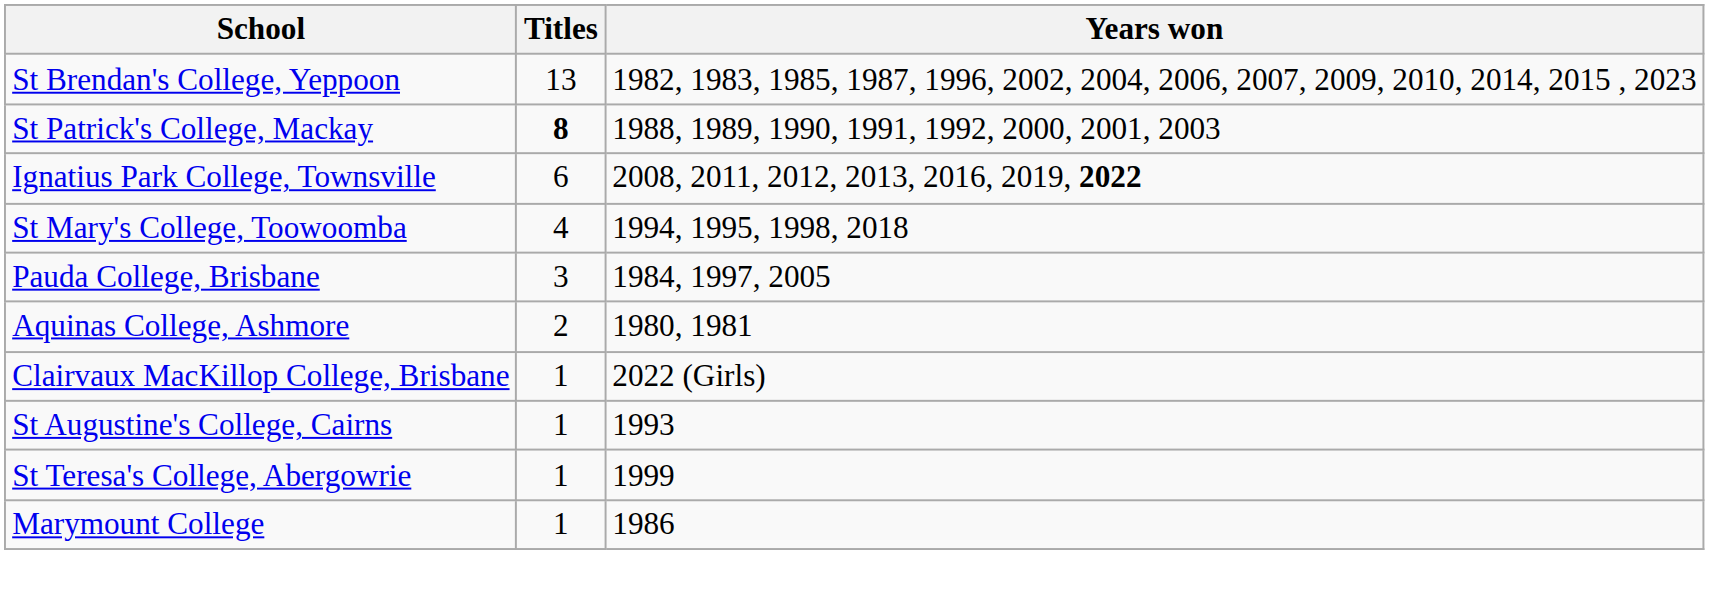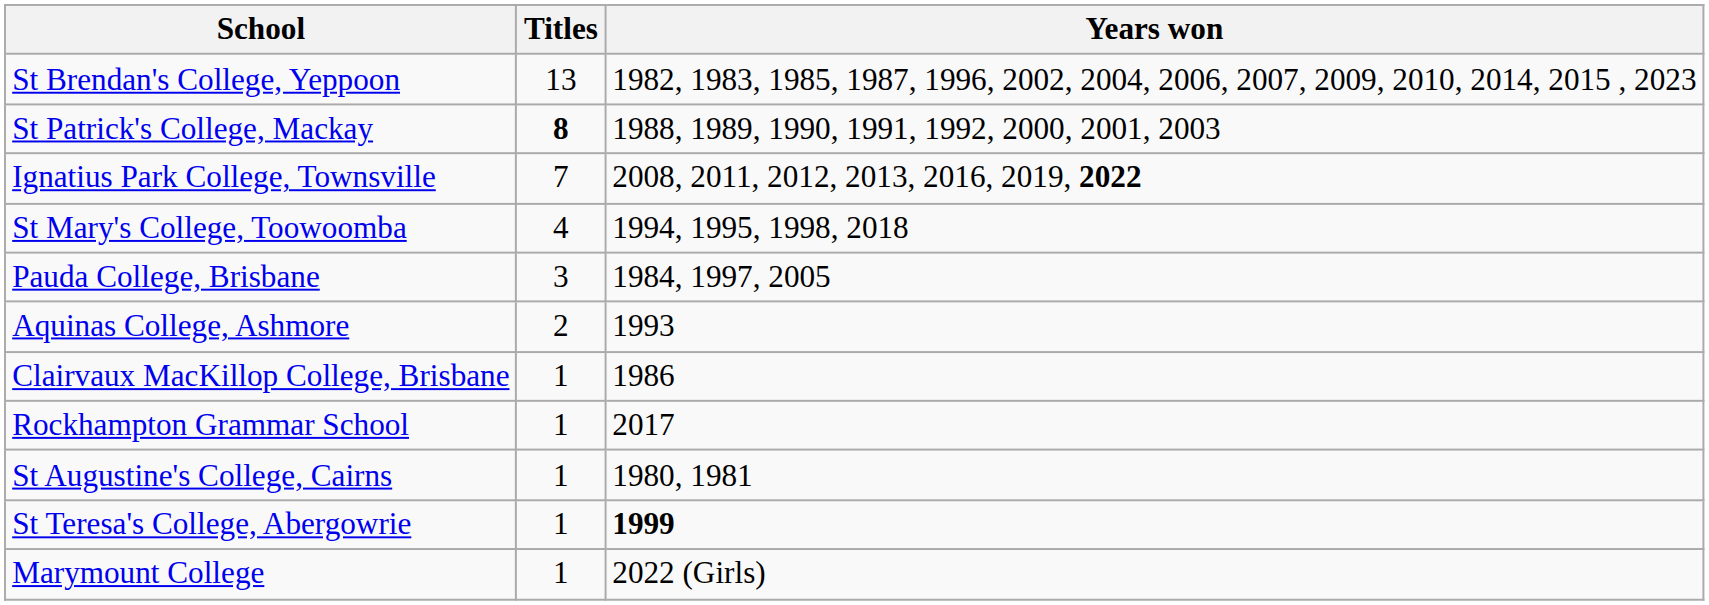(561, 177) 6 -> (561, 177) 7
(682, 326) 1980, 1981 -> (643, 326) 1993
(689, 375) 2022 (Girls) -> (643, 375) 1986
+ row: (211, 425)
(643, 425) 1993 -> (682, 474) 1980, 1981
(643, 474) normal -> (643, 524) bold
(643, 524) 1986 -> (689, 573) 2022 (Girls)
